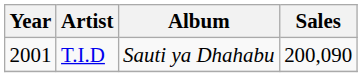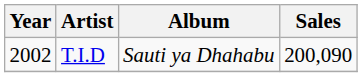(30, 54) 2001 -> (30, 54) 2002
